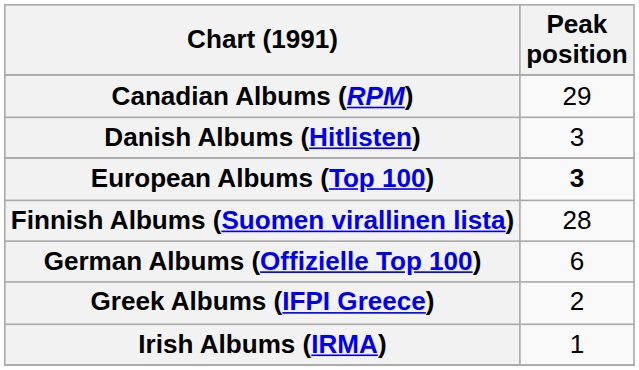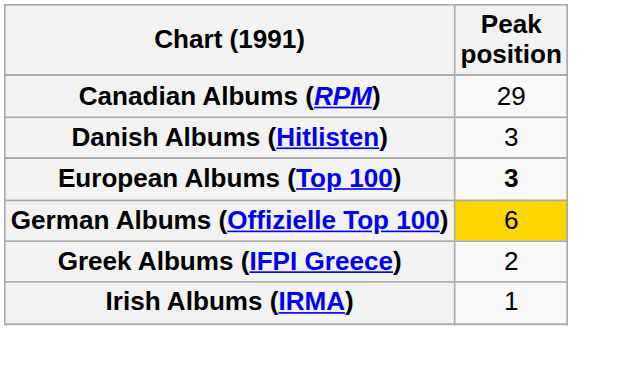- row: (262, 219)
(577, 261) no background -> (511, 219) gold background
